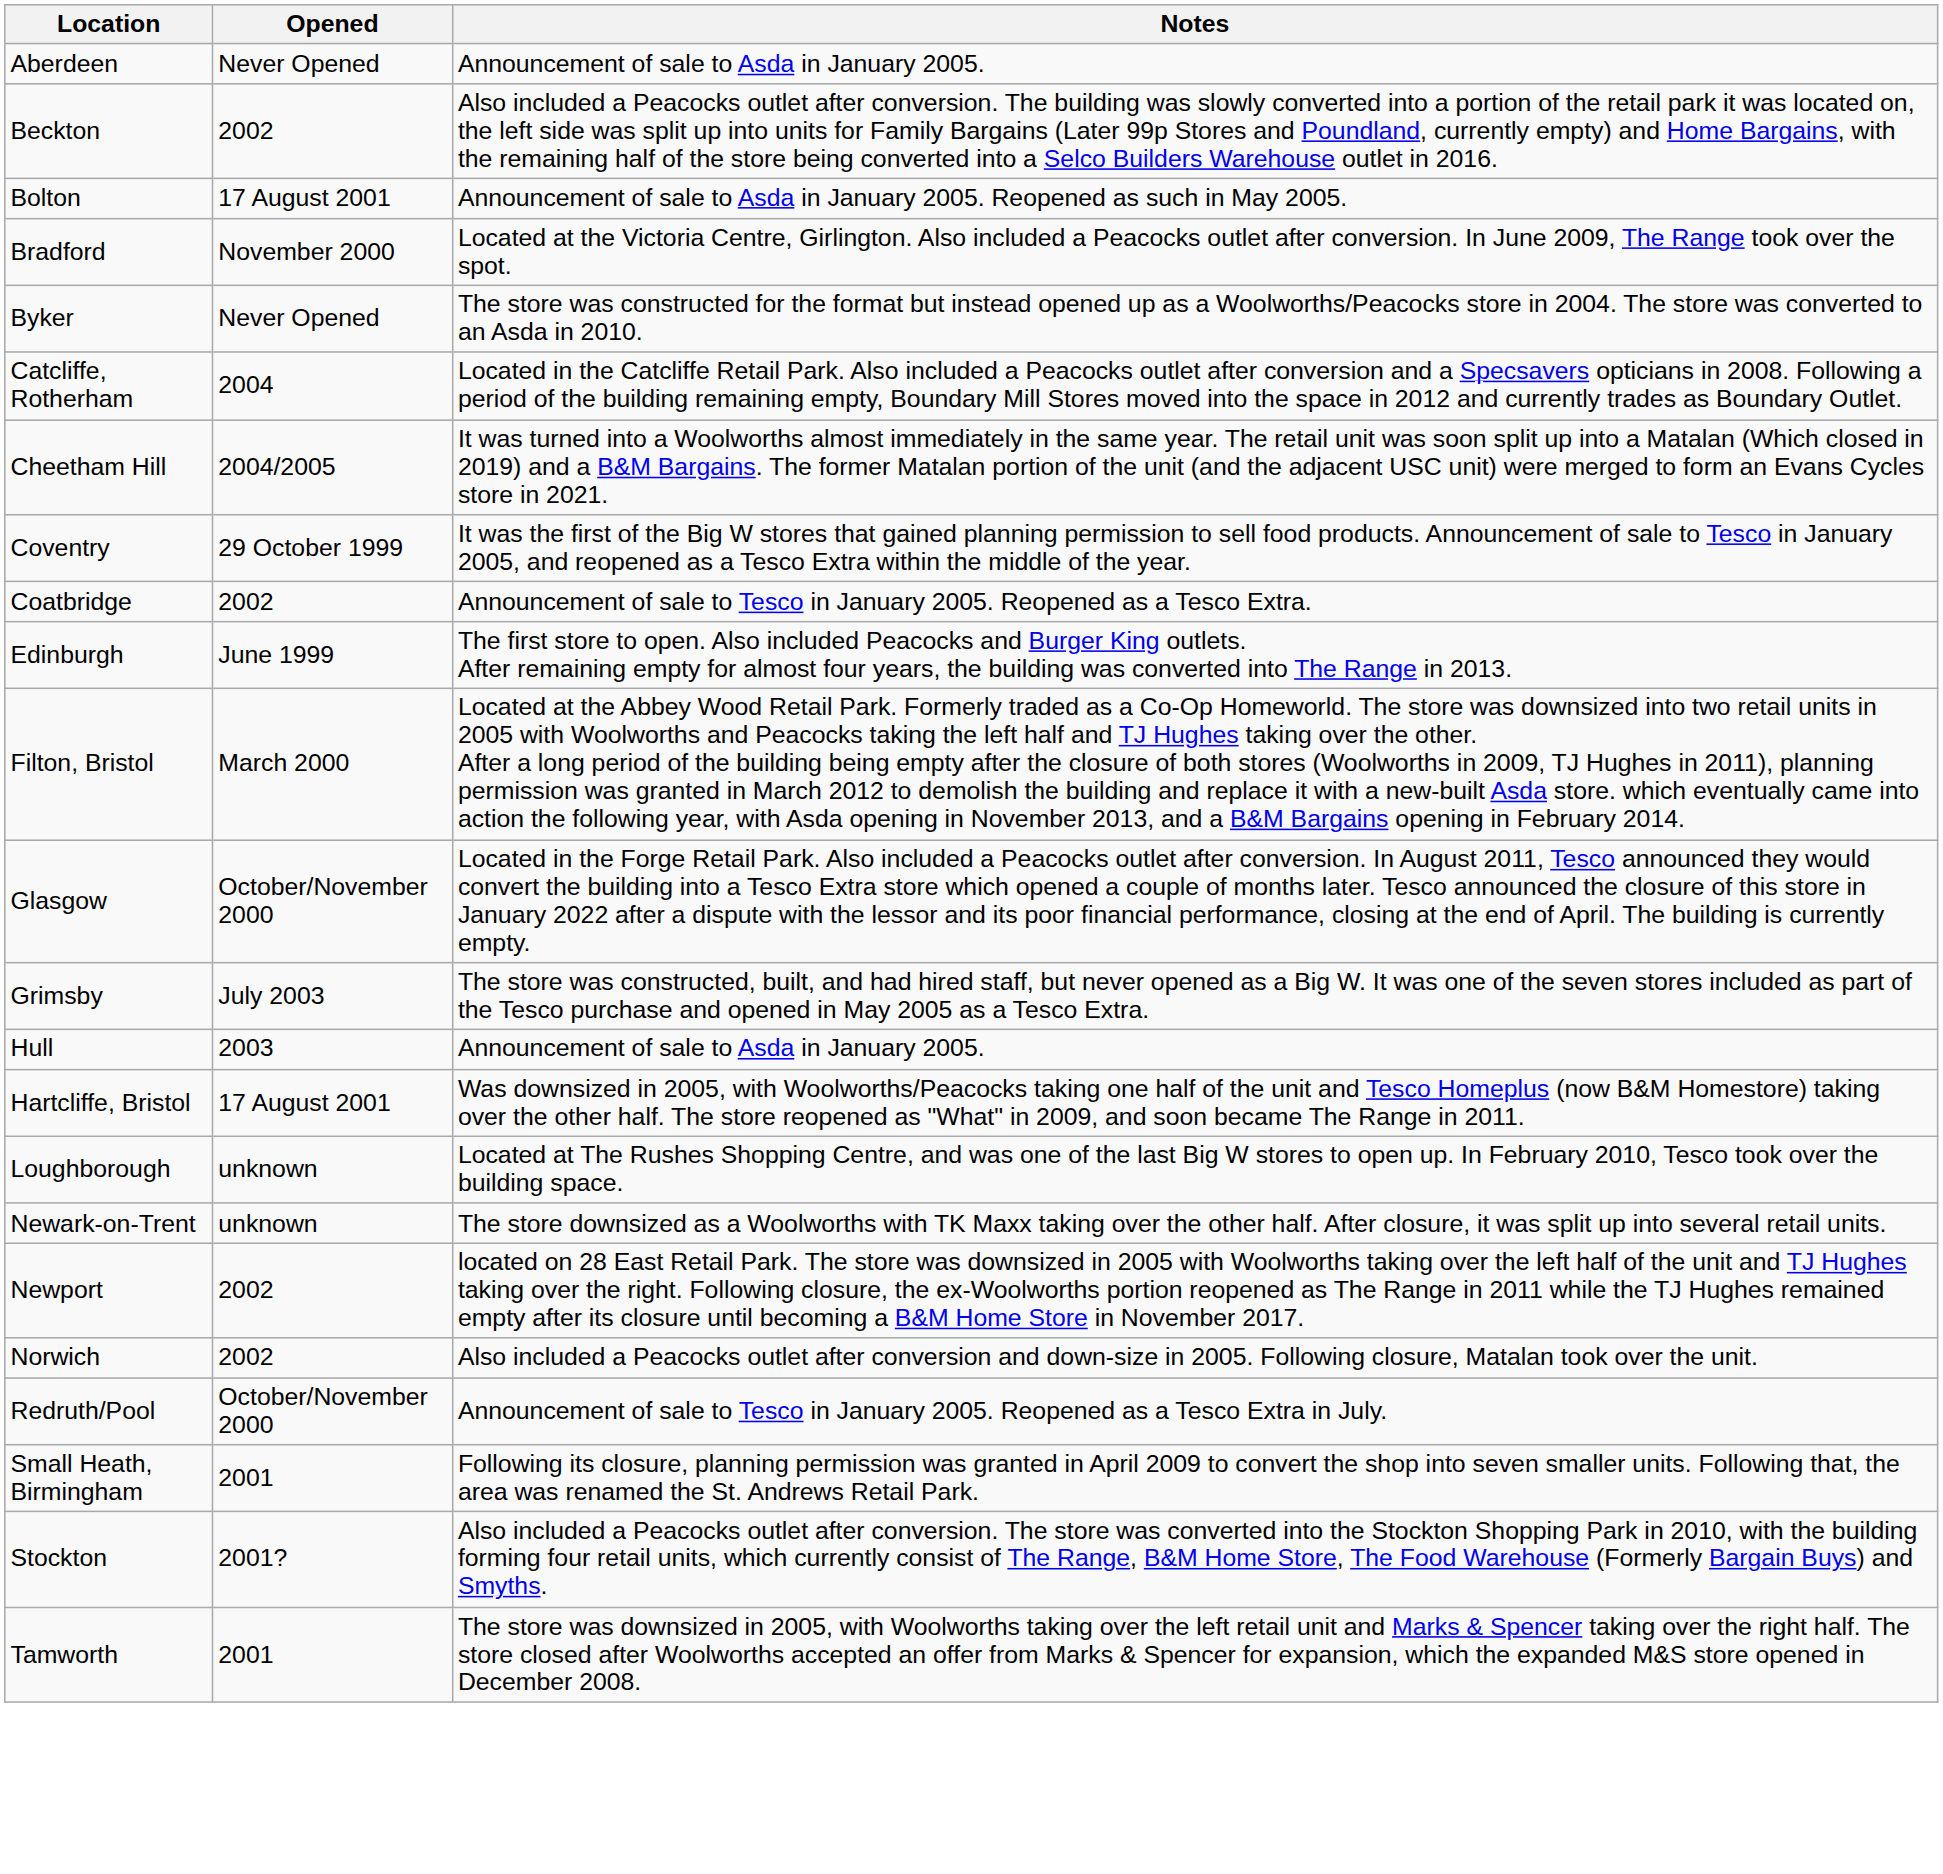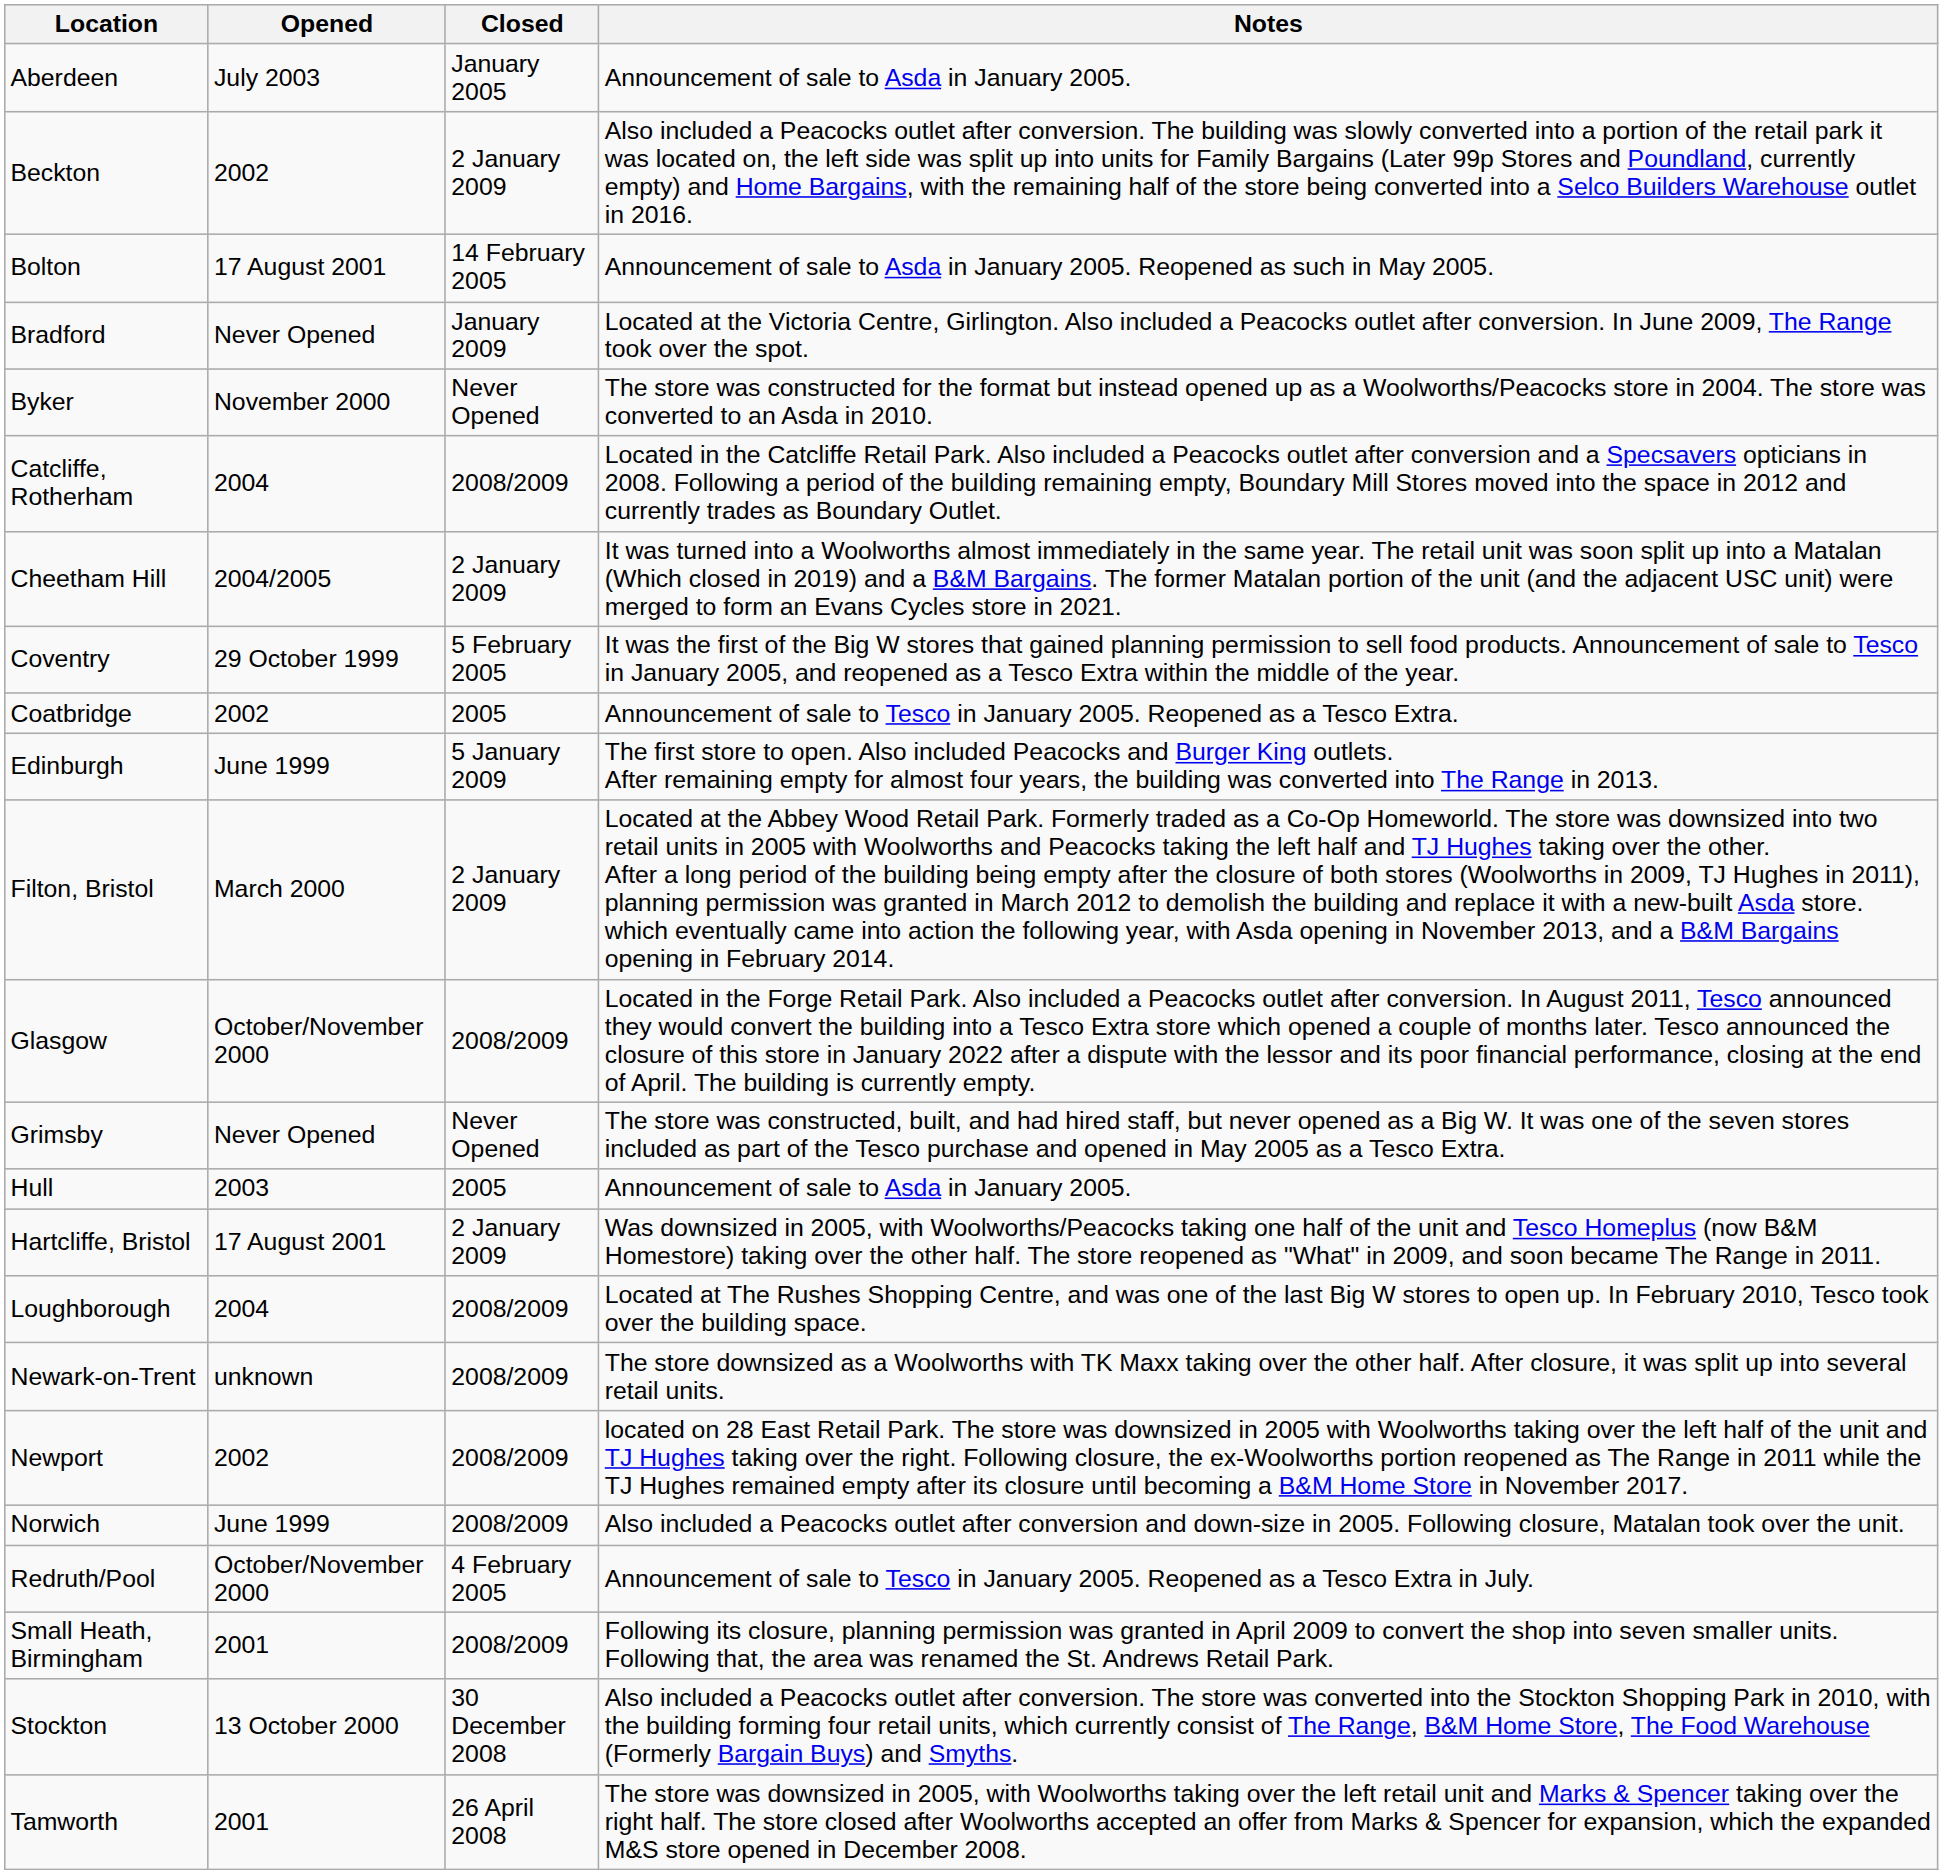+ column: (522, 24)
(299, 63) Never Opened -> (267, 77) July 2003
(307, 251) November 2000 -> (295, 334) Never Opened
(299, 318) Never Opened -> (302, 402) November 2000
(271, 995) July 2003 -> (295, 1135) Never Opened
(268, 1169) unknown -> (242, 1309) 2004
(246, 1357) 2002 -> (272, 1524) June 1999
(253, 1559) 2001? -> (306, 1726) 13 October 2000
